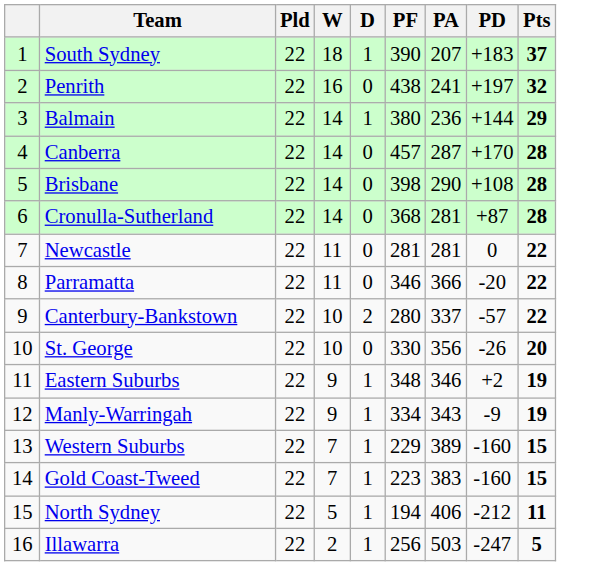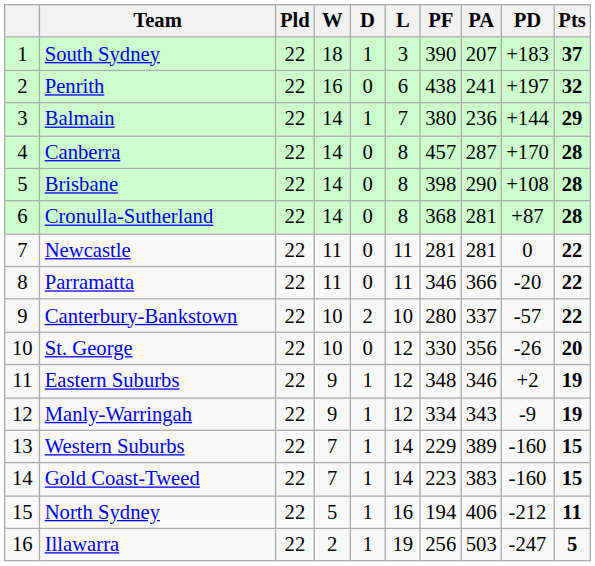+ column: (403, 20)
